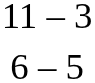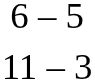rows swapped: (47, 16) <-> (47, 66)
